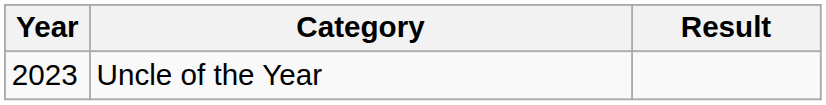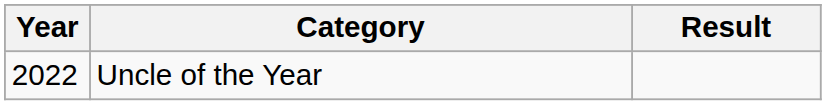(45, 74) 2023 -> (45, 74) 2022
